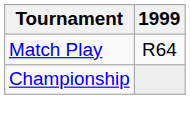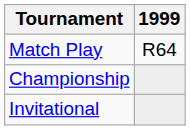+ row: (54, 109)
